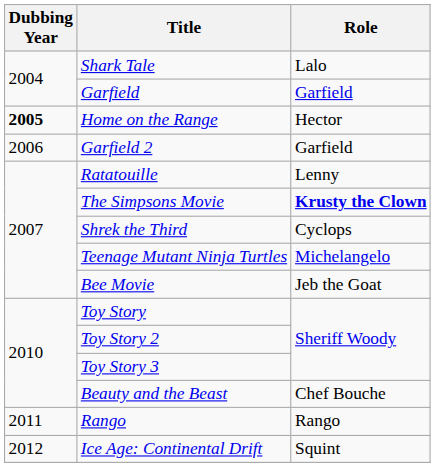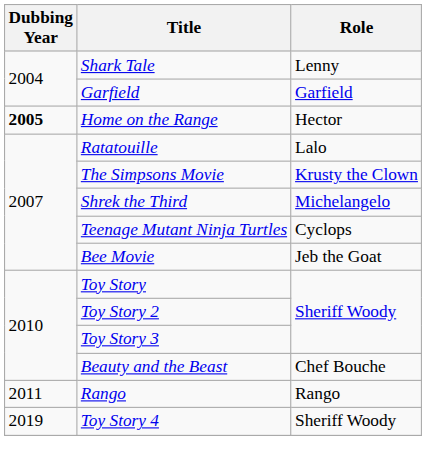(311, 65) Lalo -> (317, 65) Lenny
- row: (117, 147)
(317, 174) Lenny -> (311, 147) Lalo
(361, 202) bold -> (357, 174) normal
(323, 229) Cyclops -> (343, 202) Michelangelo
(343, 256) Michelangelo -> (323, 229) Cyclops
- row: (172, 448)
+ row: (120, 421)
